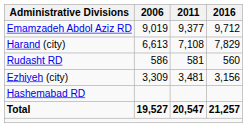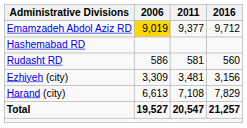(155, 28) no background -> (155, 28) gold background
rows swapped: (46, 93) <-> (36, 45)
